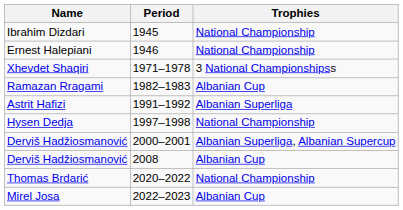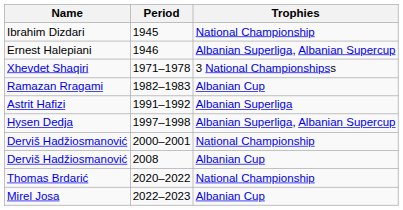(255, 50) National Championship -> (296, 50) Albanian Superliga, Albanian Supercup
(255, 123) National Championship -> (296, 123) Albanian Superliga, Albanian Supercup
(296, 141) Albanian Superliga, Albanian Supercup -> (255, 141) National Championship
